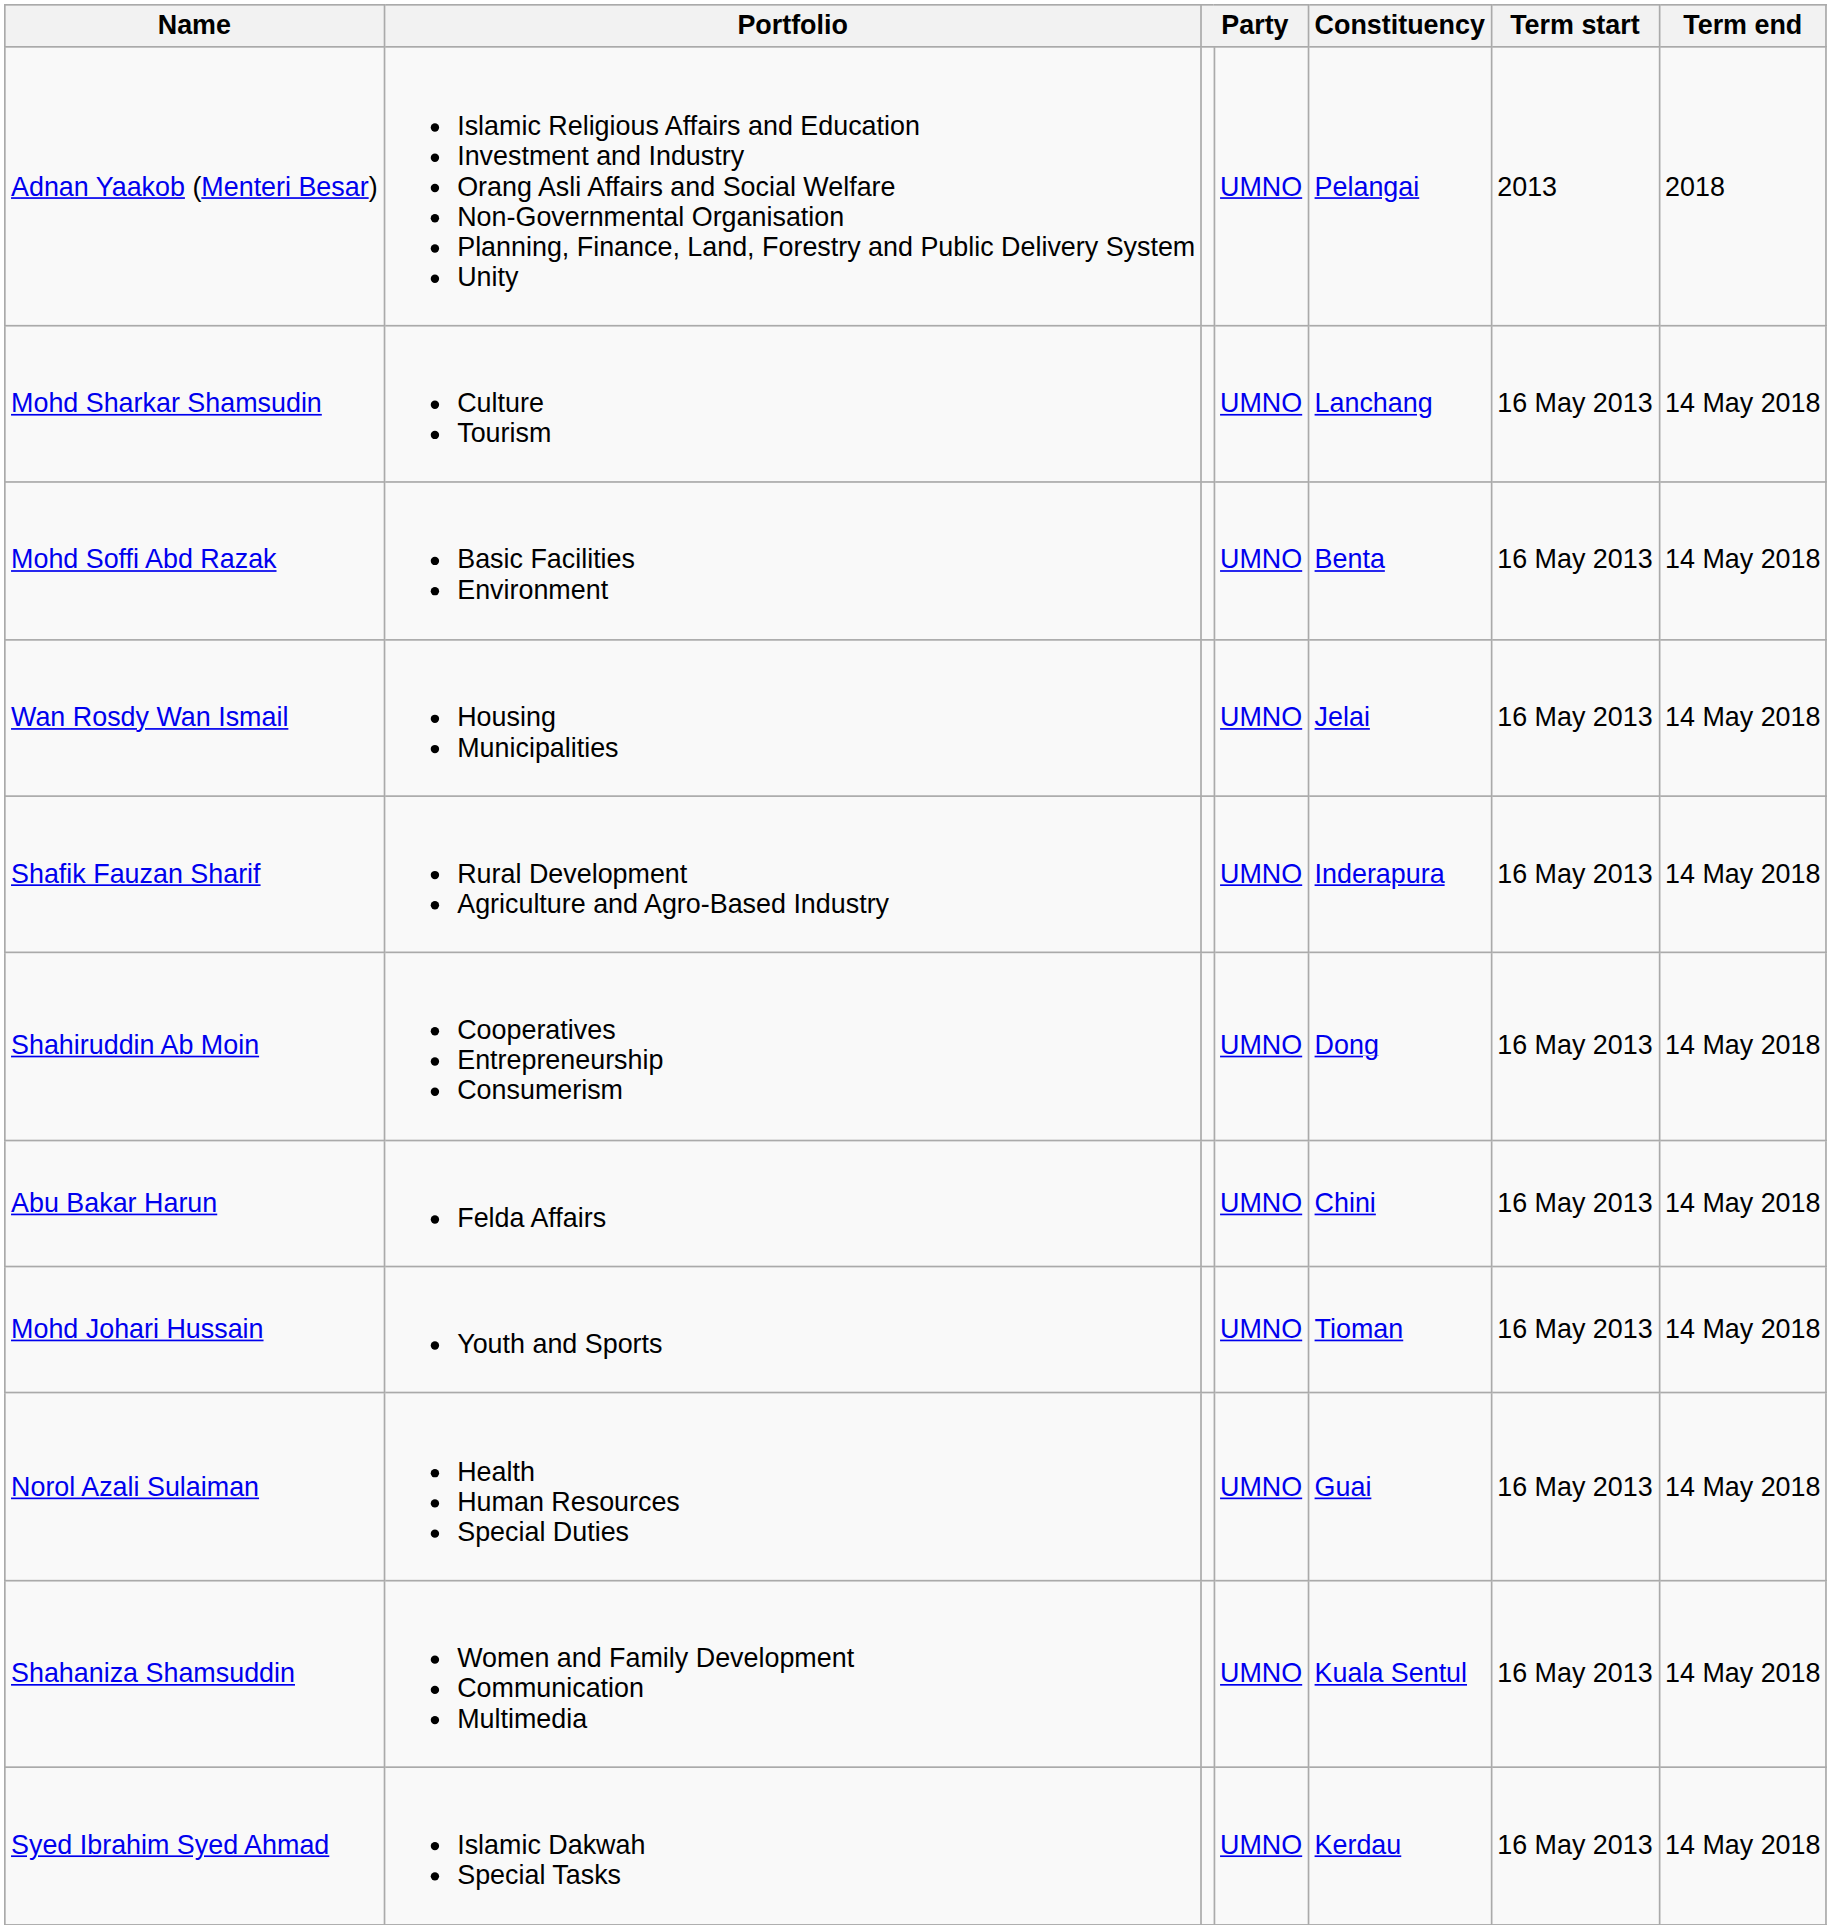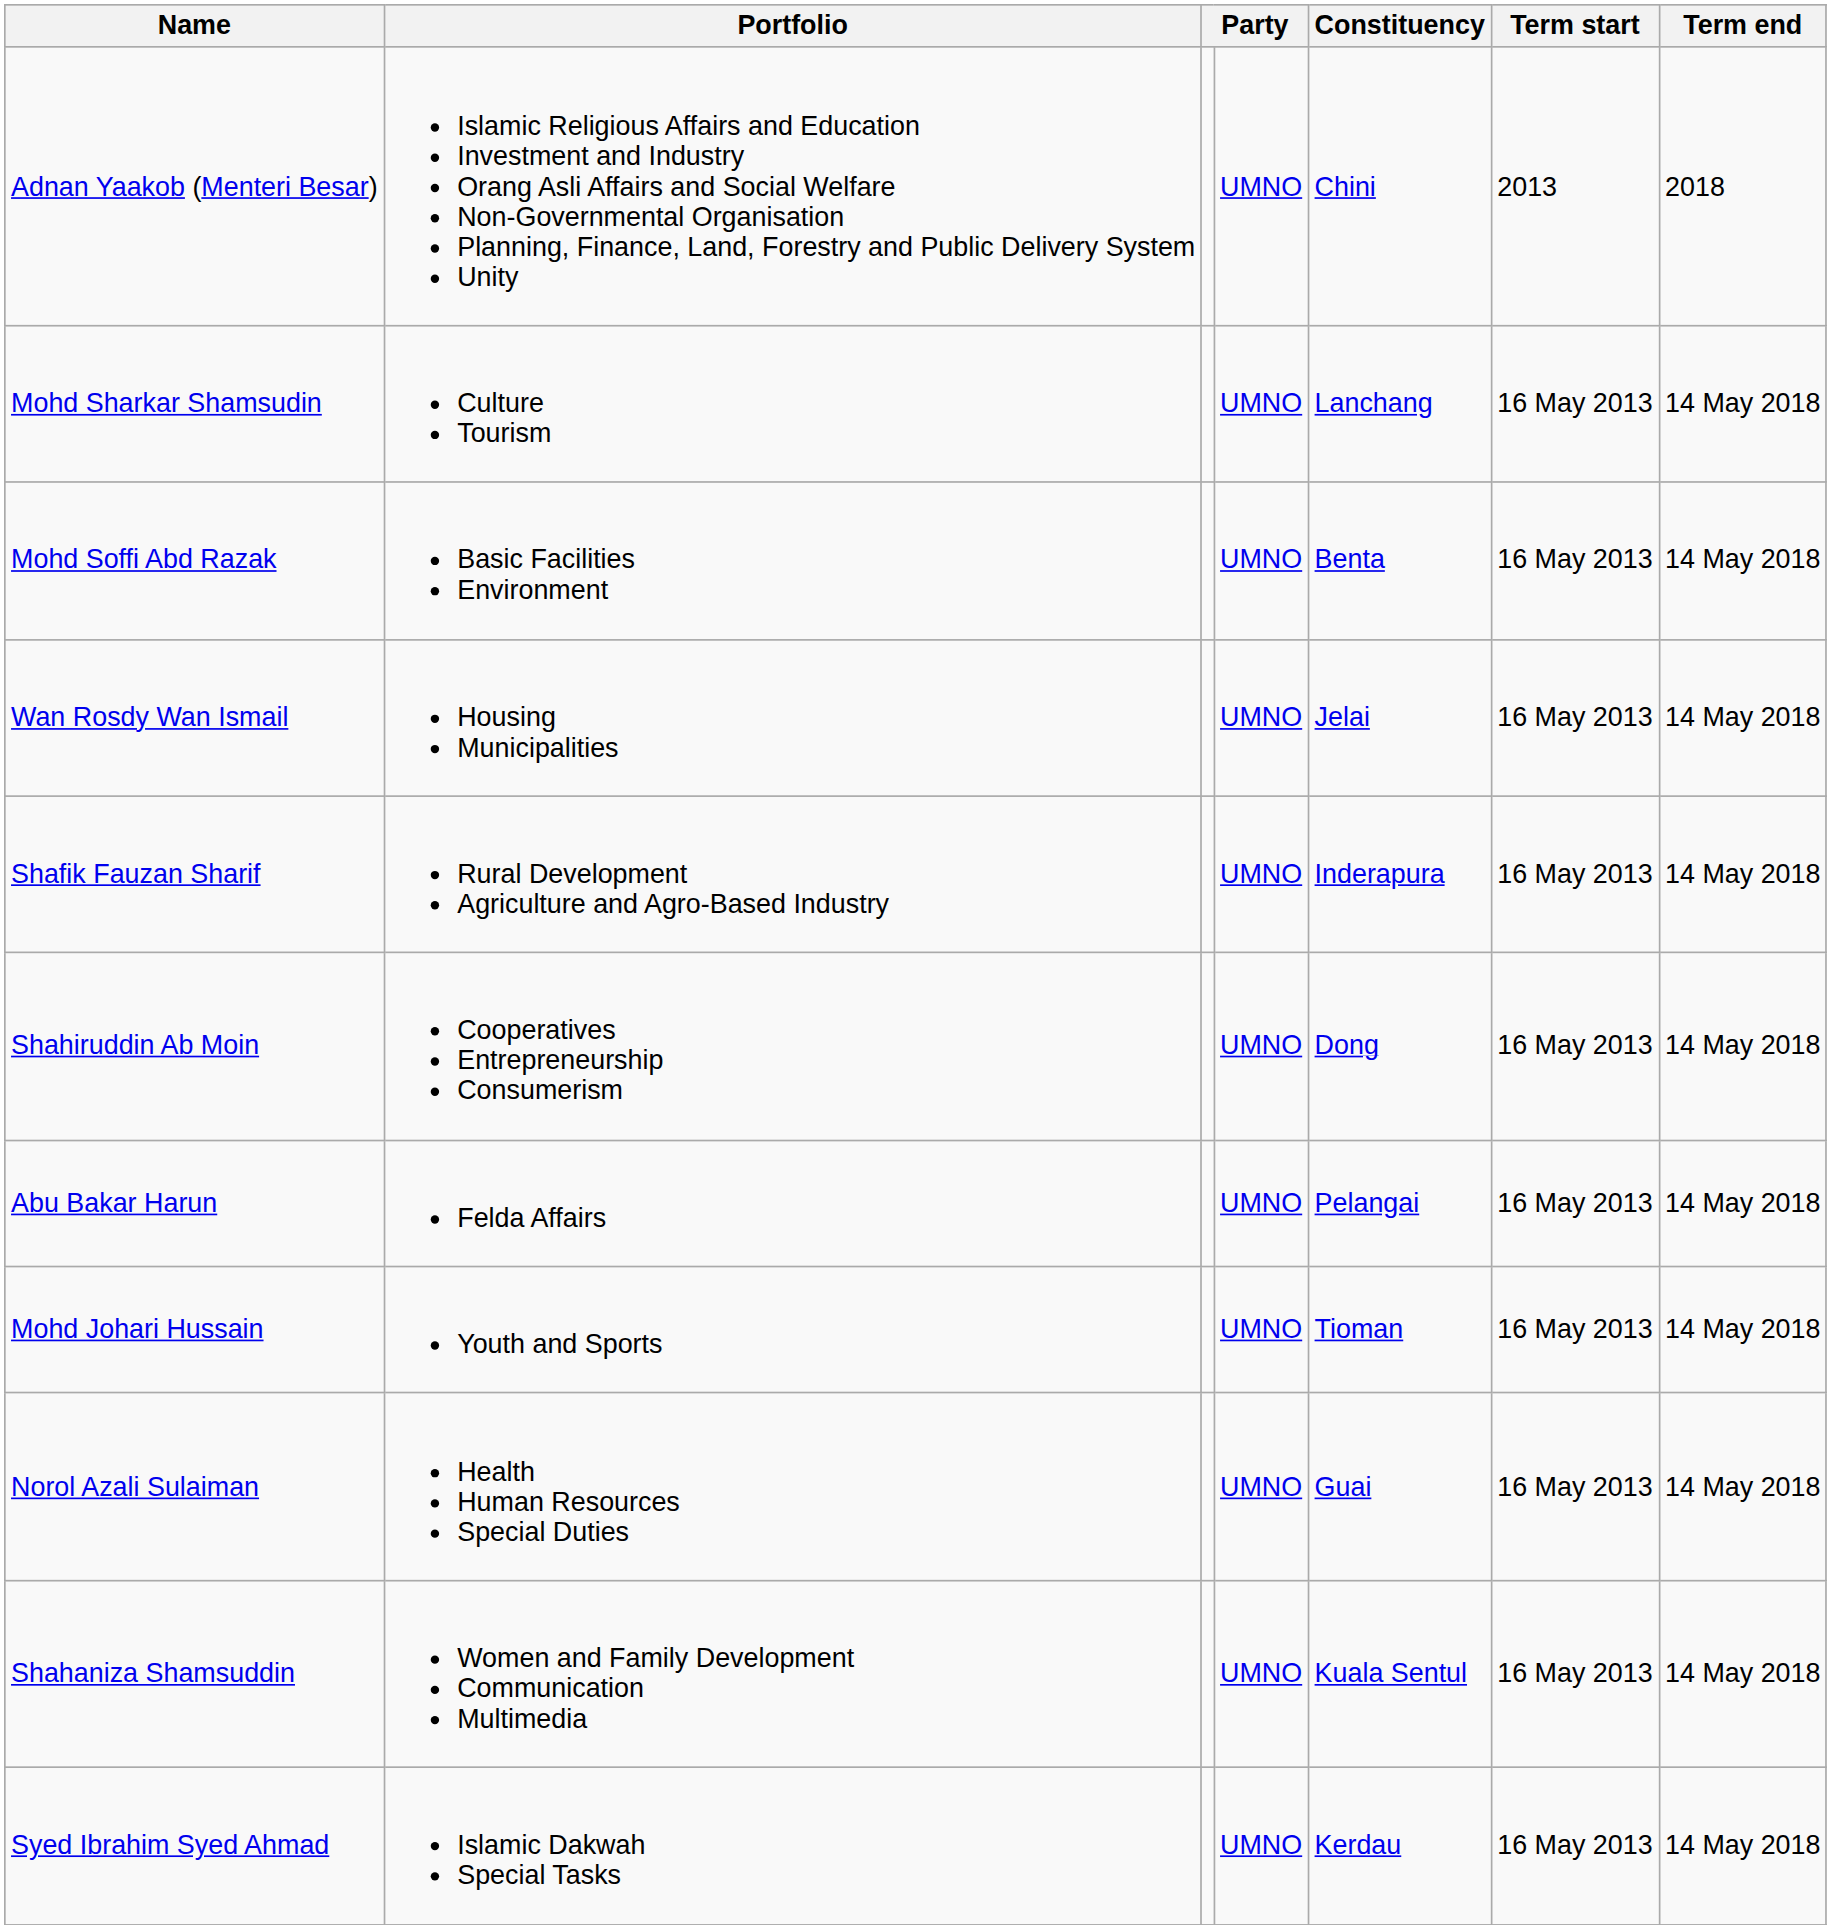(1367, 186) Pelangai -> (1345, 186) Chini
(1345, 1202) Chini -> (1367, 1202) Pelangai
